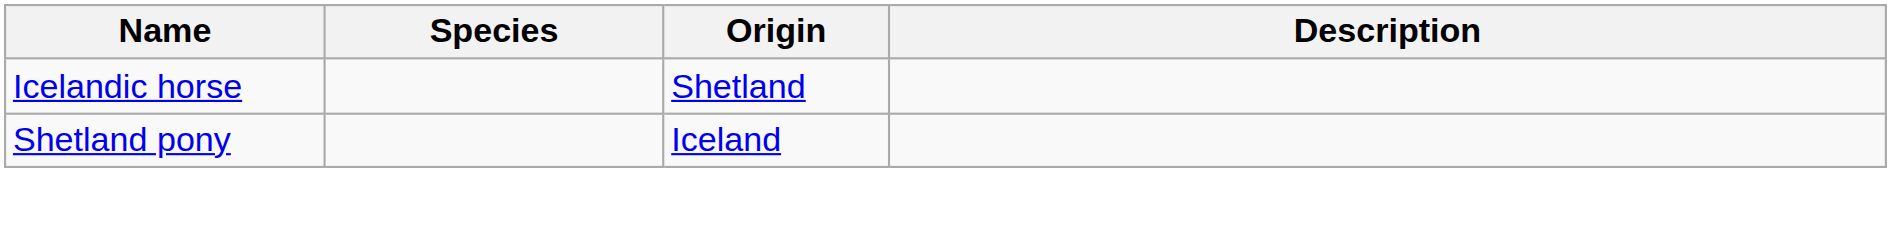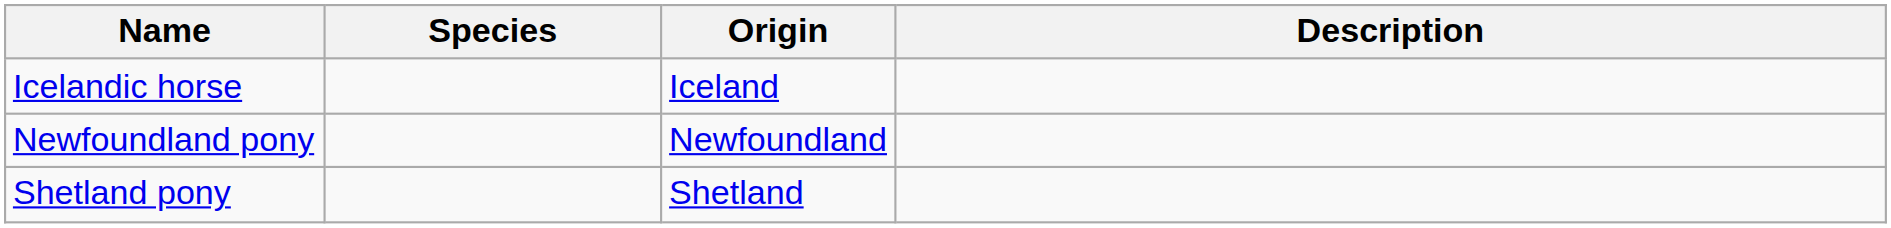(738, 85) Shetland -> (724, 85) Iceland
+ row: (164, 139)
(726, 139) Iceland -> (736, 193) Shetland
